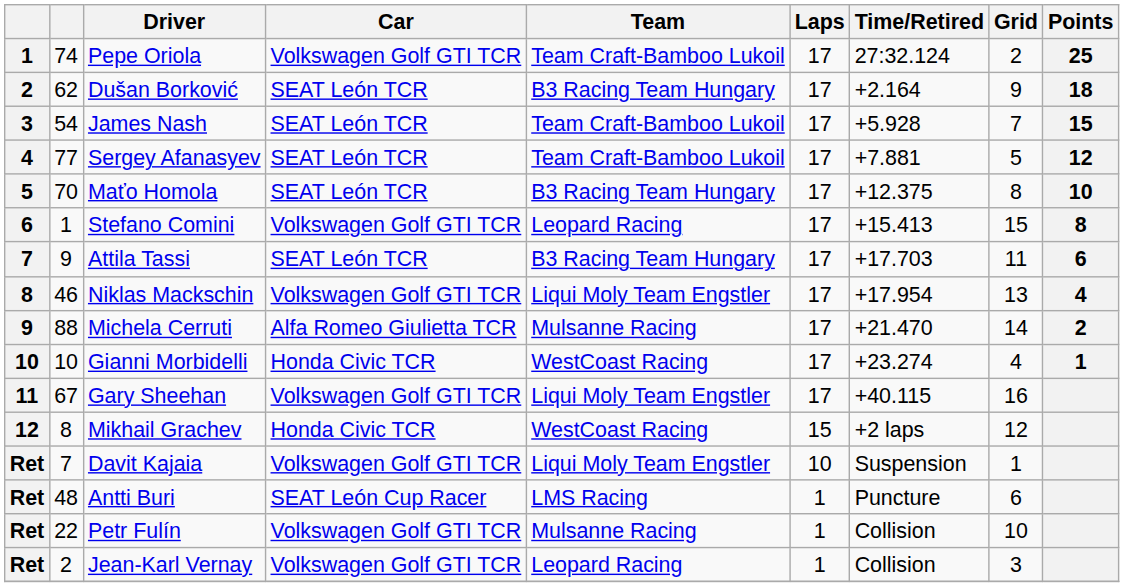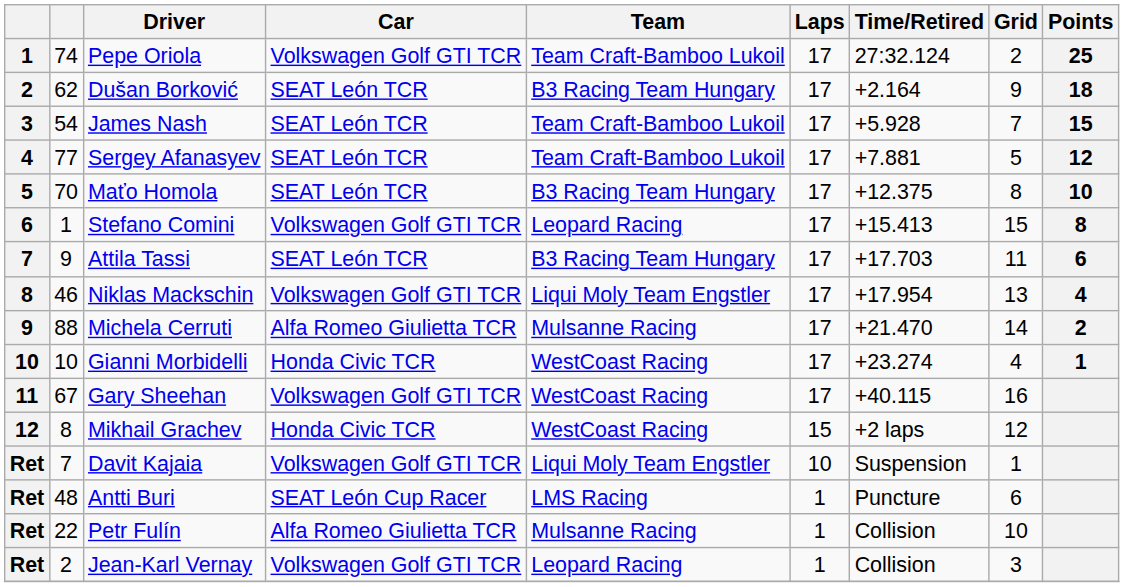(651, 395) Liqui Moly Team Engstler -> (620, 395) WestCoast Racing
(396, 531) Volkswagen Golf GTI TCR -> (394, 531) Alfa Romeo Giulietta TCR
